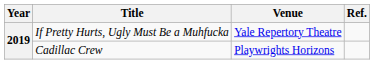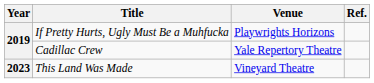(288, 31) Yale Repertory Theatre -> (284, 31) Playwrights Horizons
(284, 50) Playwrights Horizons -> (288, 50) Yale Repertory Theatre
+ row: (84, 68)
